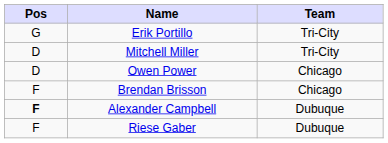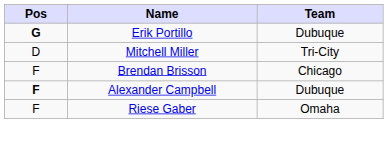(36, 33) normal -> (36, 33) bold
(320, 33) Tri-City -> (320, 33) Dubuque
- row: (162, 71)
(320, 128) Dubuque -> (320, 109) Omaha
